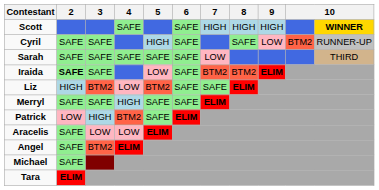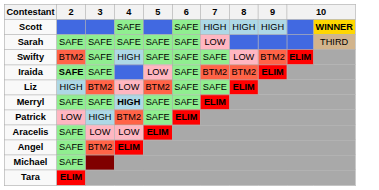- row: (31, 42)
+ row: (30, 57)
(129, 102) normal -> (129, 102) bold
